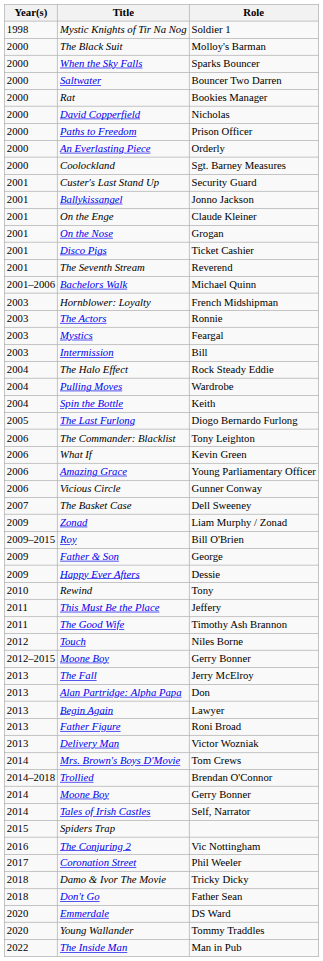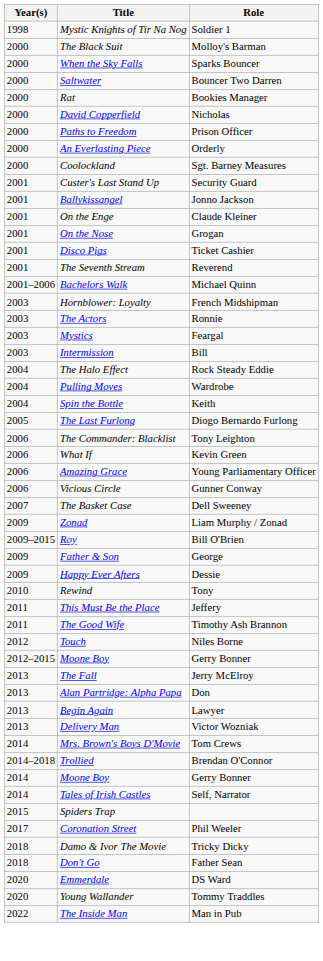- row: (18, 727)
- row: (18, 846)
